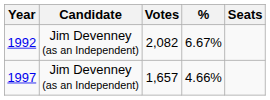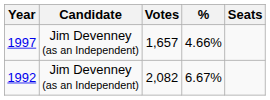rows swapped: (22, 42) <-> (22, 77)
